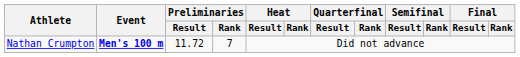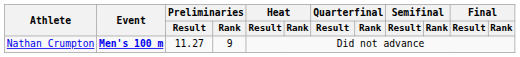(189, 44) 11.72 -> (189, 44) 11.27
(230, 44) 7 -> (230, 44) 9
